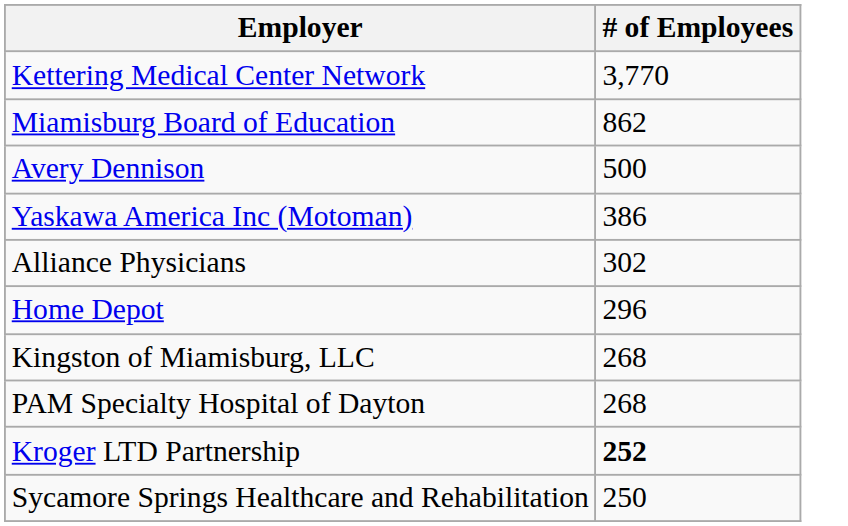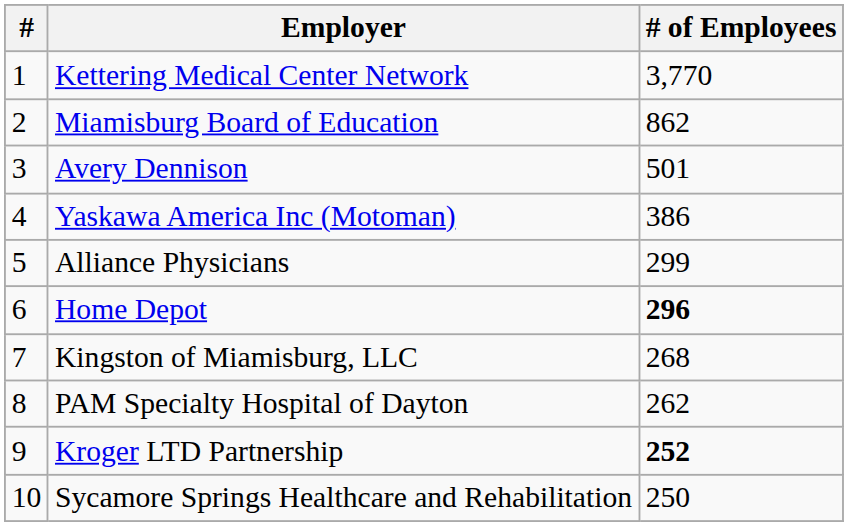+ column: (27, 27)
(625, 168) 500 -> (668, 168) 501
(625, 262) 302 -> (668, 262) 299
(625, 309) normal -> (668, 309) bold
(625, 403) 268 -> (668, 403) 262
